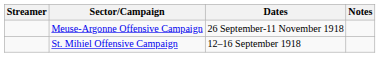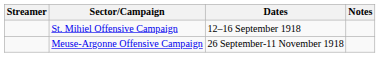rows swapped: (115, 44) <-> (127, 28)
